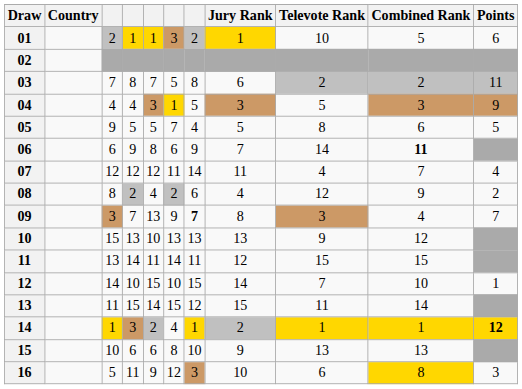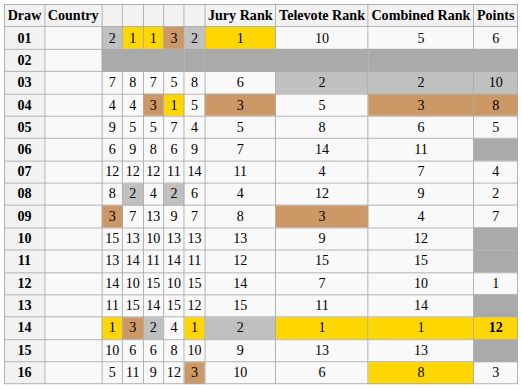(496, 82) 11 -> (496, 82) 10
(496, 104) 9 -> (496, 104) 8
(421, 149) bold -> (421, 149) normal
(194, 216) bold -> (194, 216) normal
